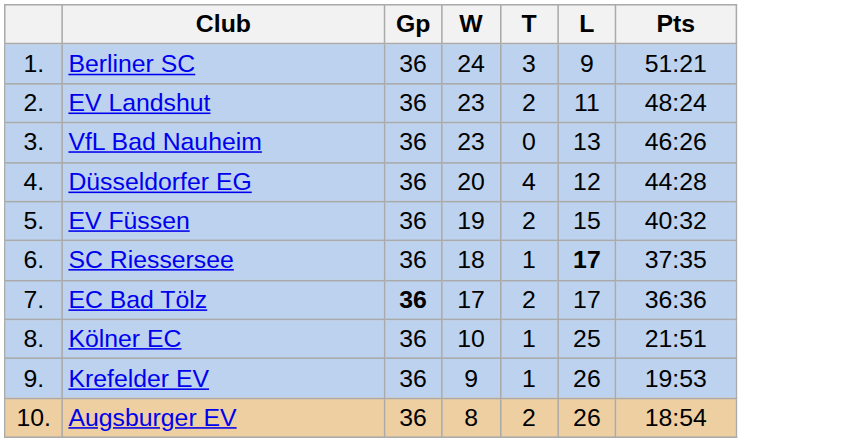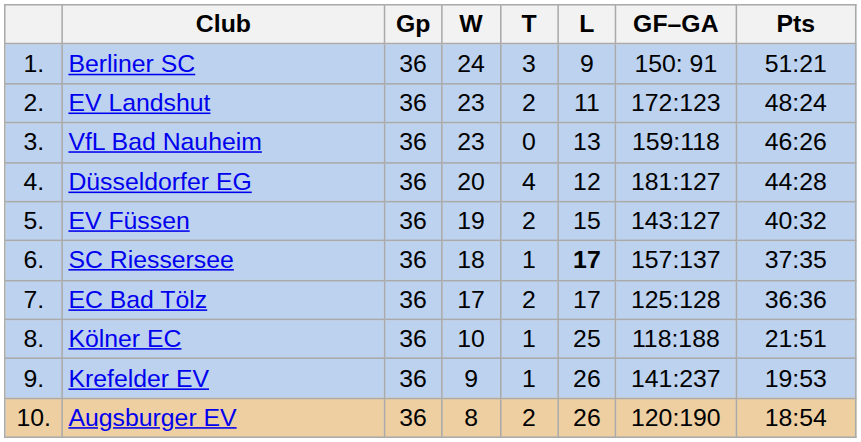+ column: (676, 24)
(413, 299) bold -> (413, 299) normal
